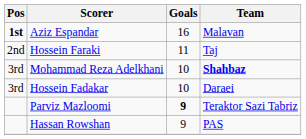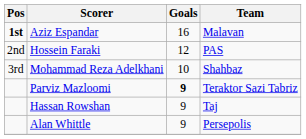(183, 50) 11 -> (183, 50) 12
(210, 50) Taj -> (213, 50) PAS
(224, 69) bold -> (223, 69) normal
- row: (69, 87)
(213, 124) PAS -> (210, 106) Taj
+ row: (60, 124)
